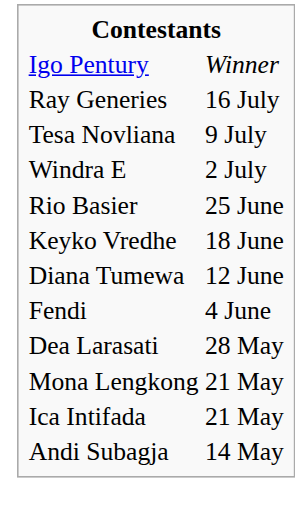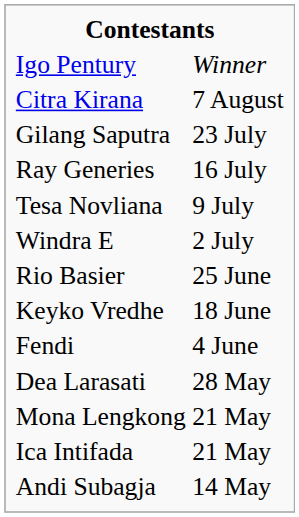+ row: (79, 100)
+ row: (93, 135)
- row: (107, 276)
